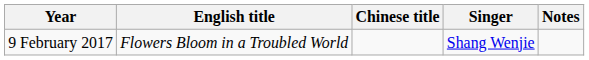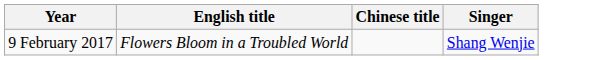- column: (561, 17)
